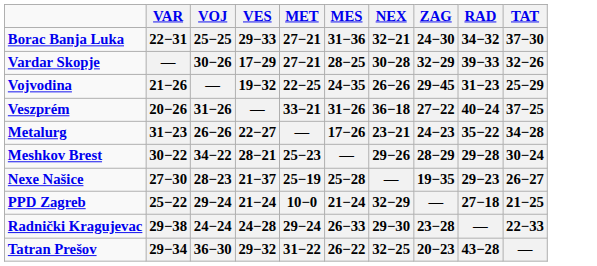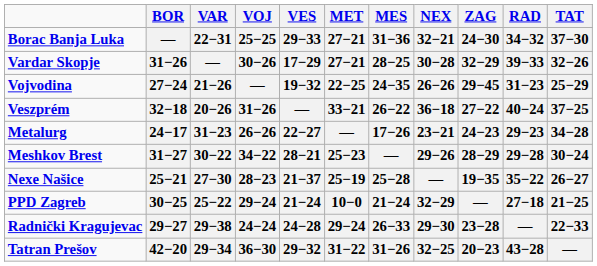+ column: (168, 16)
(347, 109) 31−26 -> (391, 109) 26−22
(480, 132) 35−22 -> (525, 132) 29−23
(480, 179) 29−23 -> (525, 179) 35−22
(347, 249) 26−22 -> (391, 249) 31−26
